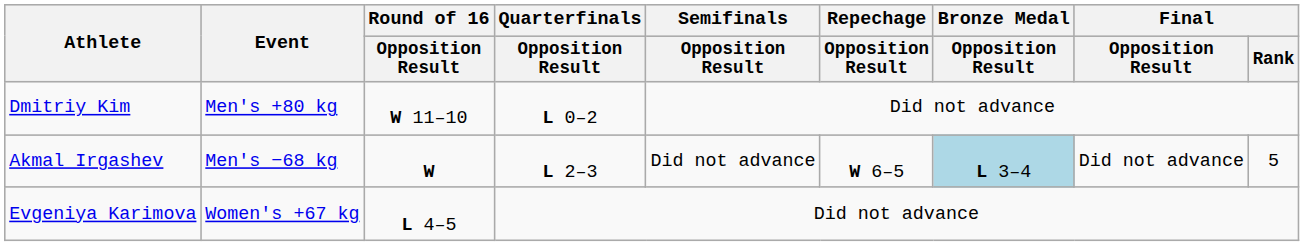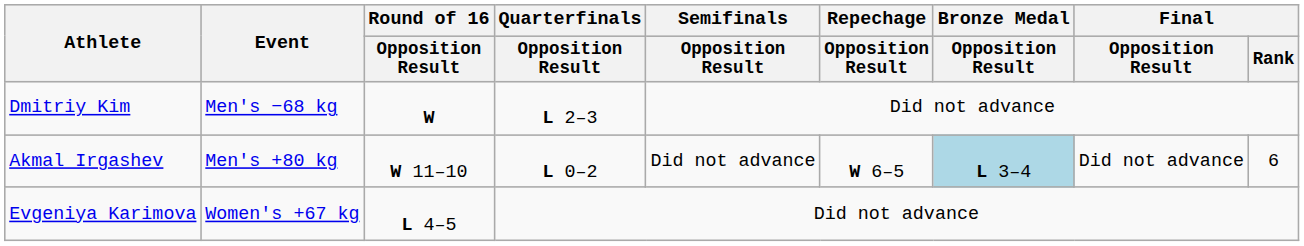(271, 108) Men's +80 kg -> (271, 108) Men's −68 kg
(429, 119) W 11–10 -> (429, 119) W
(570, 119) L 0–2 -> (570, 119) L 2–3
(271, 161) Men's −68 kg -> (271, 161) Men's +80 kg
(429, 172) W -> (429, 172) W 11–10
(570, 172) L 2–3 -> (570, 172) L 0–2
(1274, 161) 5 -> (1274, 161) 6
